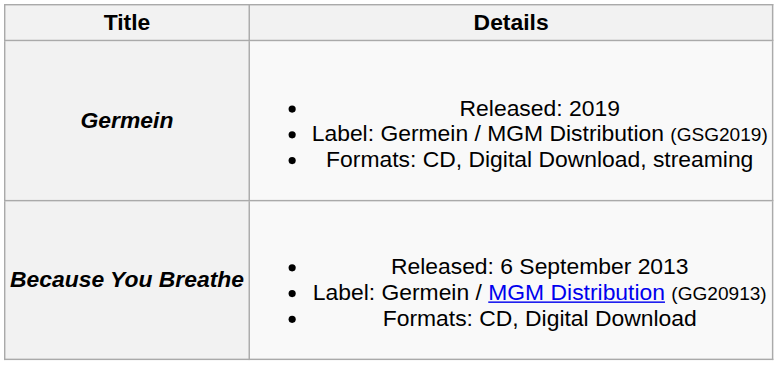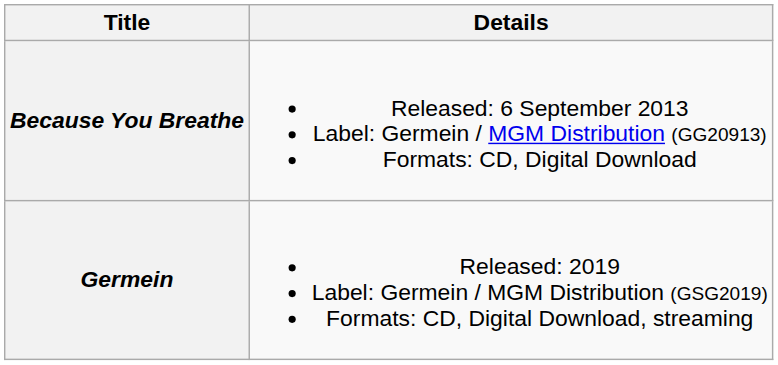rows swapped: (127, 279) <-> (127, 120)
